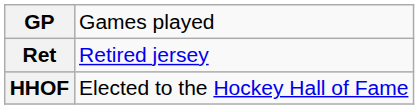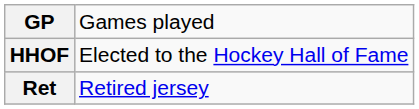rows swapped: (39, 88) <-> (39, 55)
